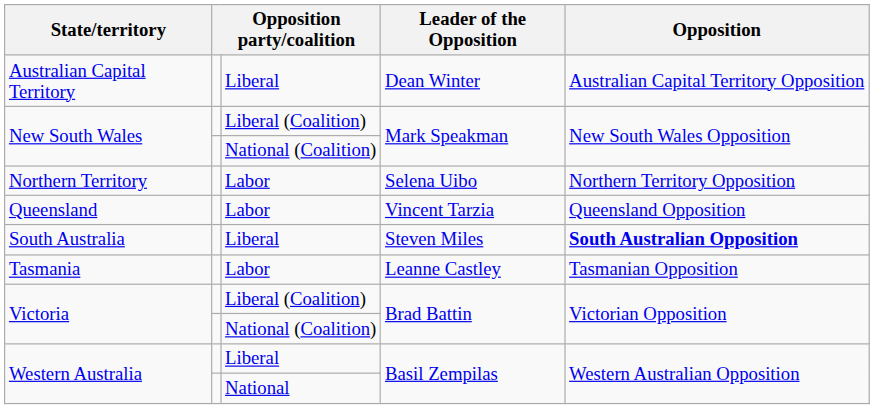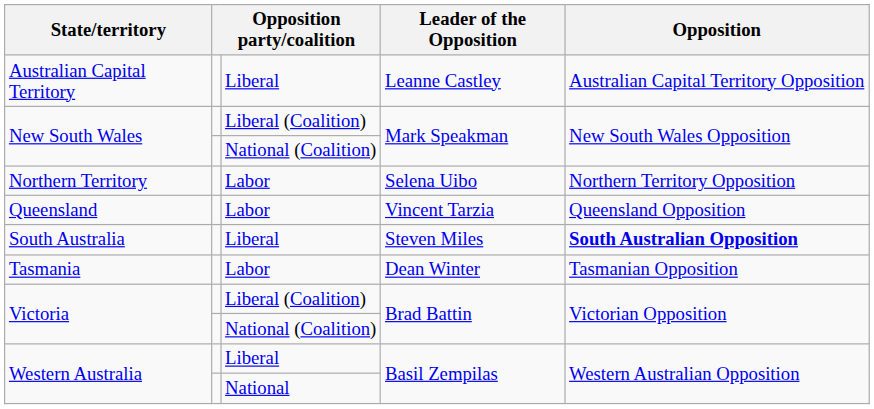(433, 80) Dean Winter -> (443, 80) Leanne Castley
(443, 269) Leanne Castley -> (433, 269) Dean Winter
